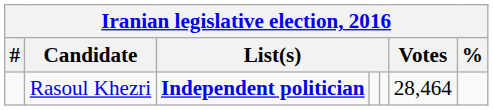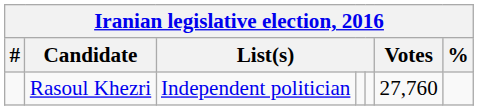(263, 88) bold -> (256, 88) normal
(423, 88) 28,464 -> (409, 88) 27,760
